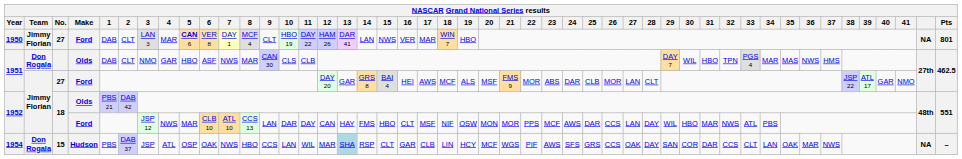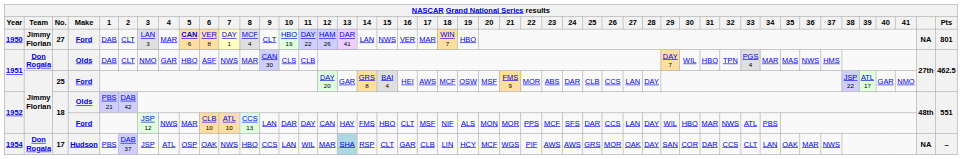(61, 81) 27 -> (61, 81) 25
(468, 81) ALS -> (468, 81) OSW
(613, 81) MOR -> (613, 81) CCS
(652, 81) CLT -> (652, 81) DAY
(468, 123) OSW -> (468, 123) ALS
(572, 123) AWS -> (572, 123) SFS
(61, 144) 15 -> (61, 144) 17
(572, 144) SFS -> (572, 144) AWS
(613, 144) CCS -> (613, 144) MOR
